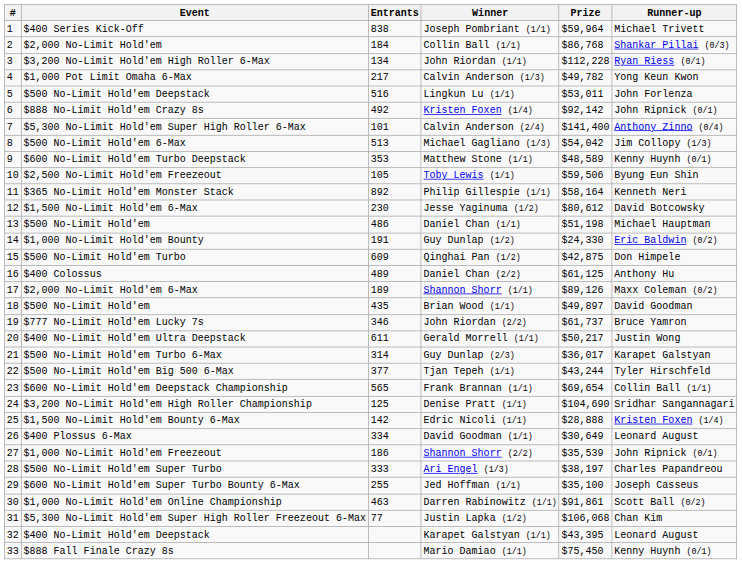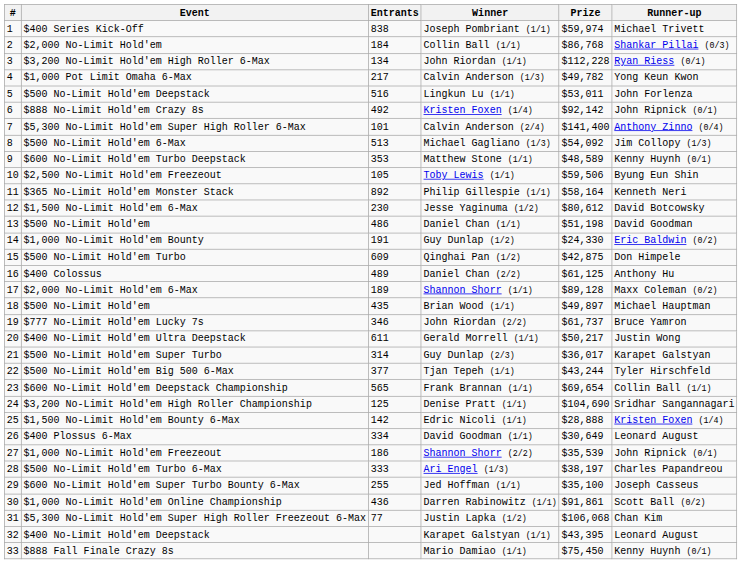(583, 29) $59,964 -> (583, 29) $59,974
(583, 143) $54,042 -> (583, 143) $54,092
(662, 225) Michael Hauptman -> (653, 225) David Goodman
(583, 290) $89,126 -> (583, 290) $89,128
(653, 306) David Goodman -> (662, 306) Michael Hauptman
(123, 355) $500 No-Limit Hold'em Turbo 6-Max -> (123, 355) $500 No-Limit Hold'em Super Turbo
(123, 469) $500 No-Limit Hold'em Super Turbo -> (123, 469) $500 No-Limit Hold'em Turbo 6-Max
(380, 502) 463 -> (380, 502) 436
